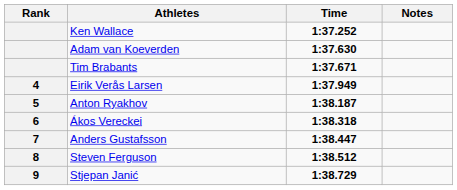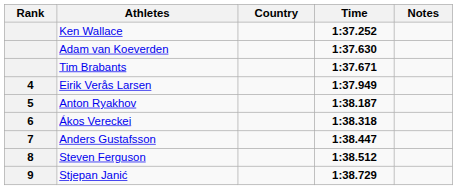+ column: (276, 13)
